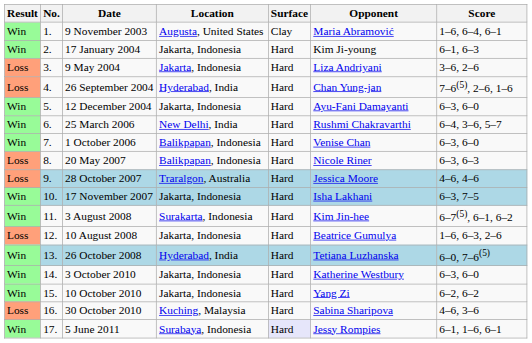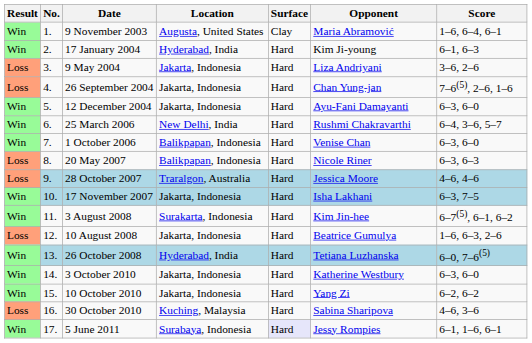(200, 49) Jakarta, Indonesia -> (199, 49) Hyderabad, India
(199, 87) Hyderabad, India -> (200, 87) Jakarta, Indonesia
